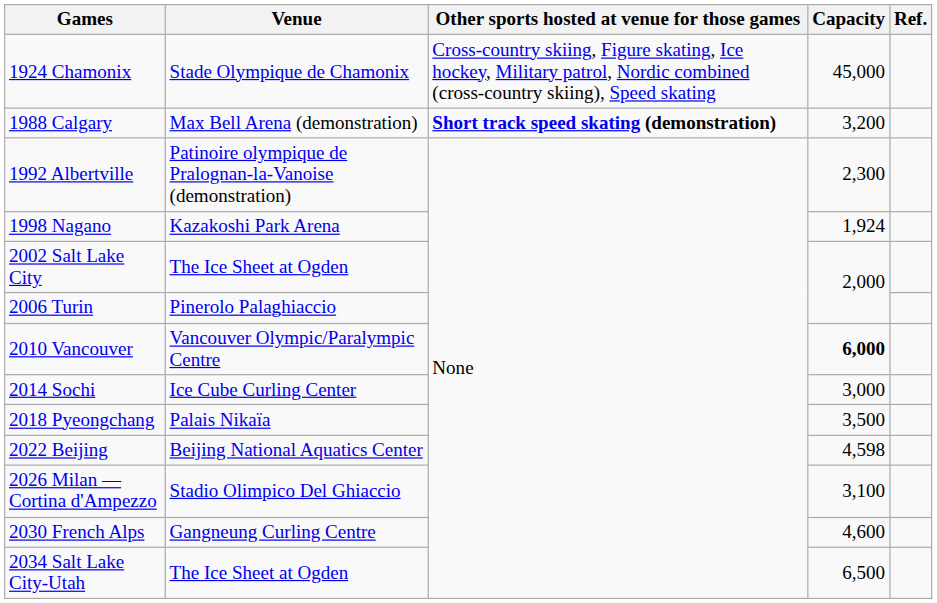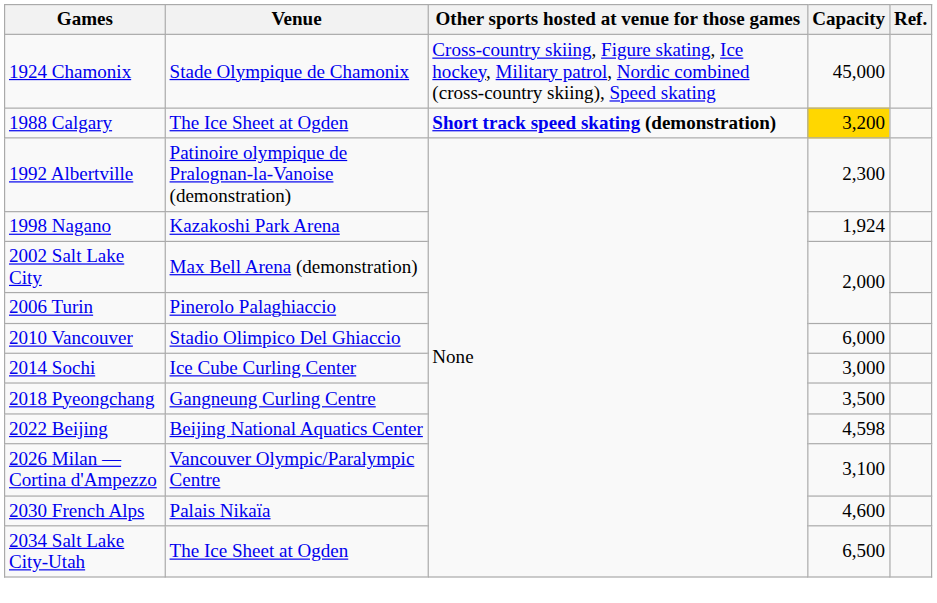(294, 122) Max Bell Arena (demonstration) -> (259, 122) The Ice Sheet at Ogden
(864, 122) no background -> (864, 122) gold background
(259, 266) The Ice Sheet at Ogden -> (294, 266) Max Bell Arena (demonstration)
(292, 348) Vancouver Olympic/Paralympic Centre -> (285, 338) Stadio Olimpico Del Ghiaccio
(864, 348) bold -> (864, 338) normal
(220, 419) Palais Nikaïa -> (273, 398) Gangneung Curling Centre
(285, 490) Stadio Olimpico Del Ghiaccio -> (292, 469) Vancouver Olympic/Paralympic Centre
(273, 531) Gangneung Curling Centre -> (220, 510) Palais Nikaïa
